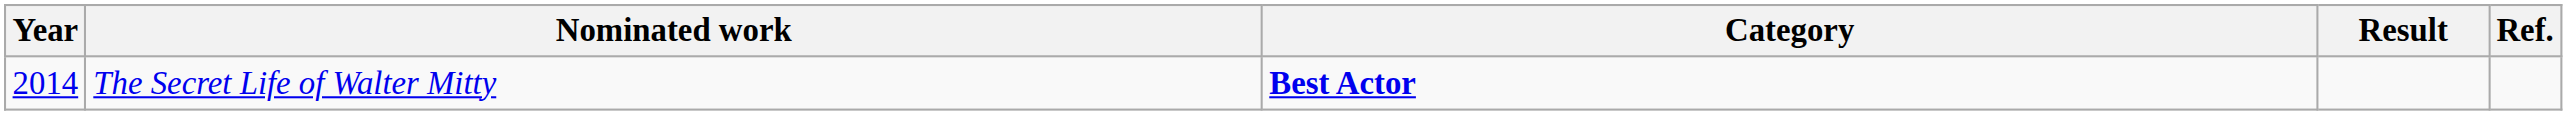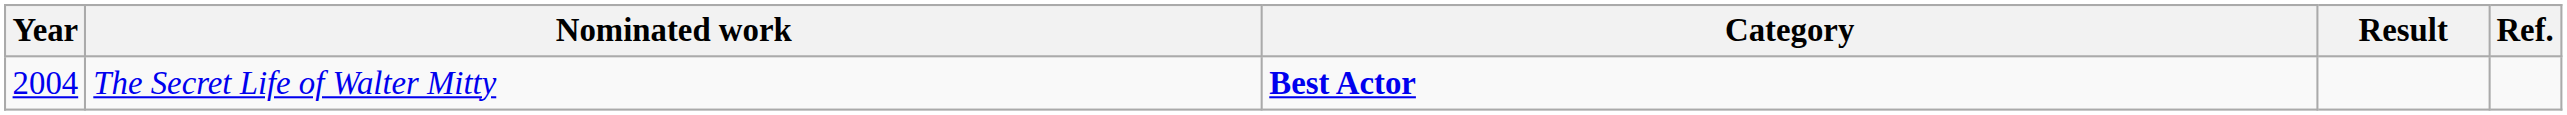(45, 82) 2014 -> (45, 82) 2004
